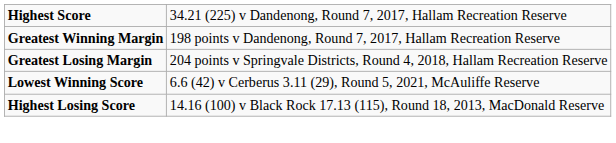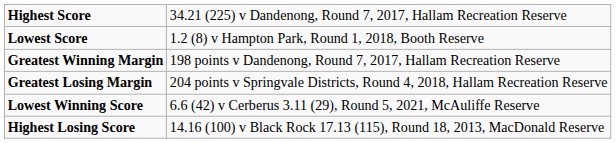+ row: (48, 37)
